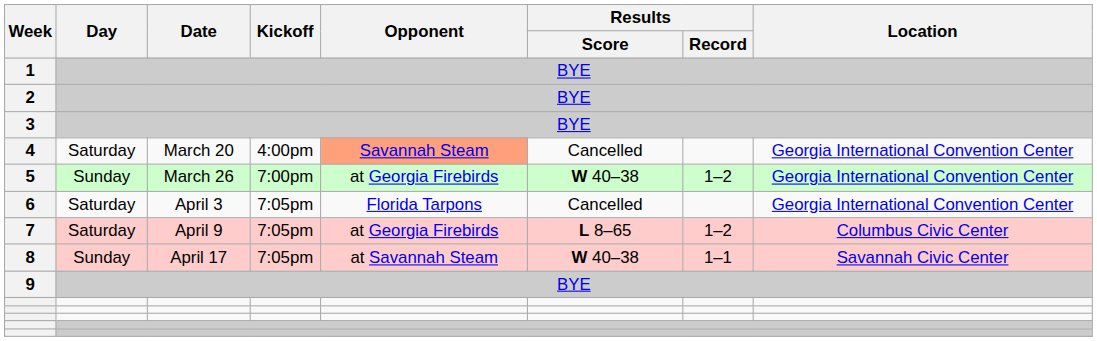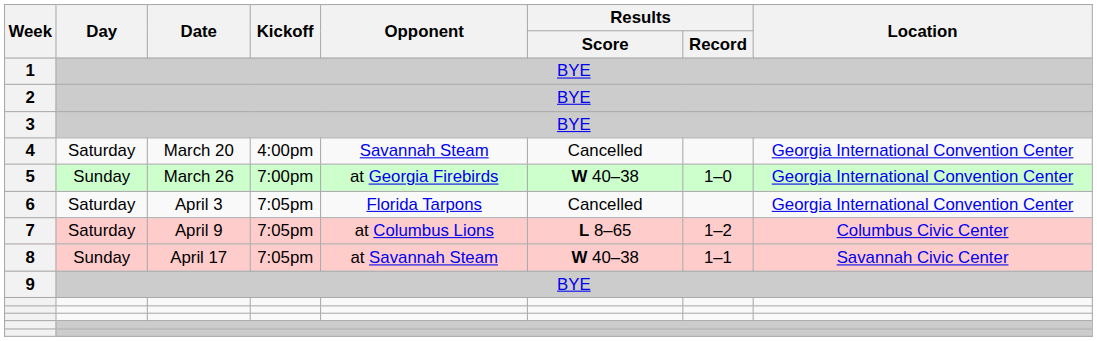(424, 151) lightsalmon background -> (424, 151) no background
(718, 177) 1–2 -> (718, 177) 1–0
(424, 230) at Georgia Firebirds -> (424, 230) at Columbus Lions
